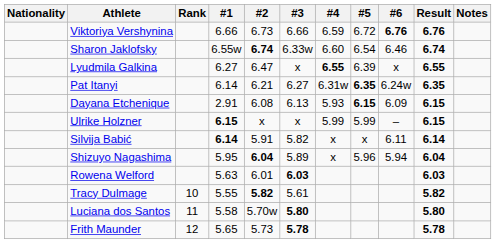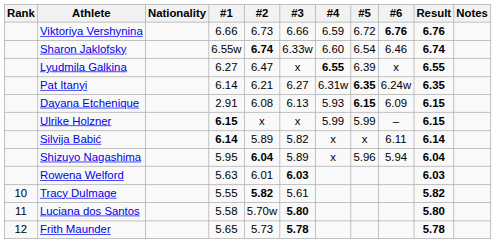columns swapped: (192, 13) <-> (36, 13)
(262, 139) 5.91 -> (262, 139) 5.89
